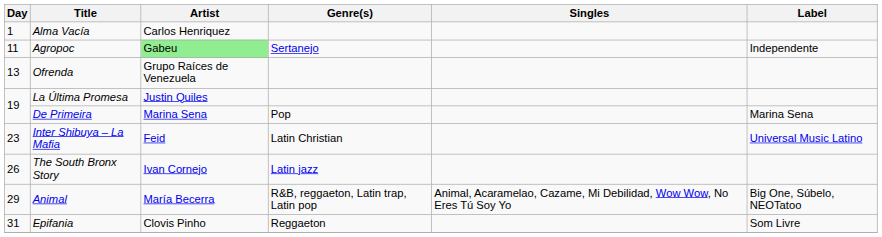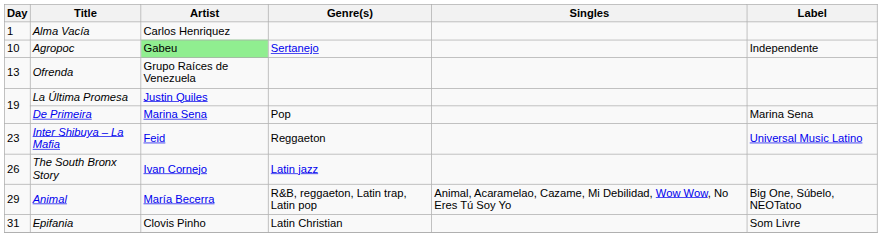(13, 48) 11 -> (13, 48) 10
(307, 138) Latin Christian -> (298, 138) Reggaeton
(298, 223) Reggaeton -> (307, 223) Latin Christian
